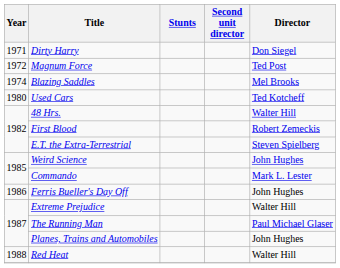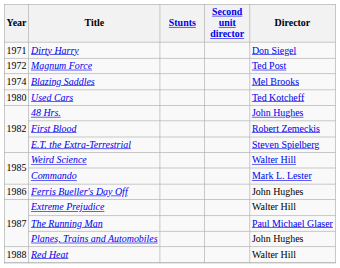(274, 113) Walter Hill -> (278, 113) John Hughes
(278, 160) John Hughes -> (274, 160) Walter Hill
